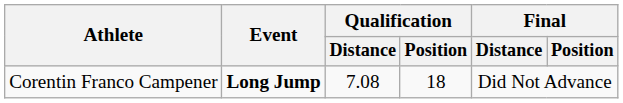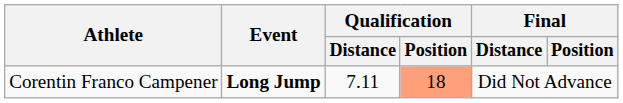(363, 82) 7.08 -> (363, 82) 7.11
(436, 82) no background -> (436, 82) lightsalmon background
